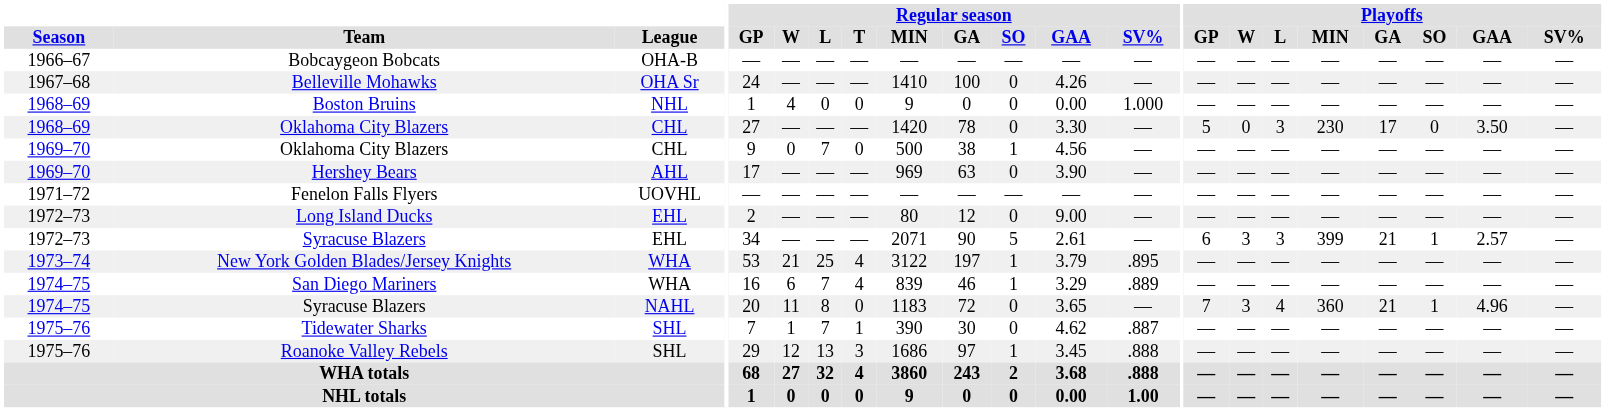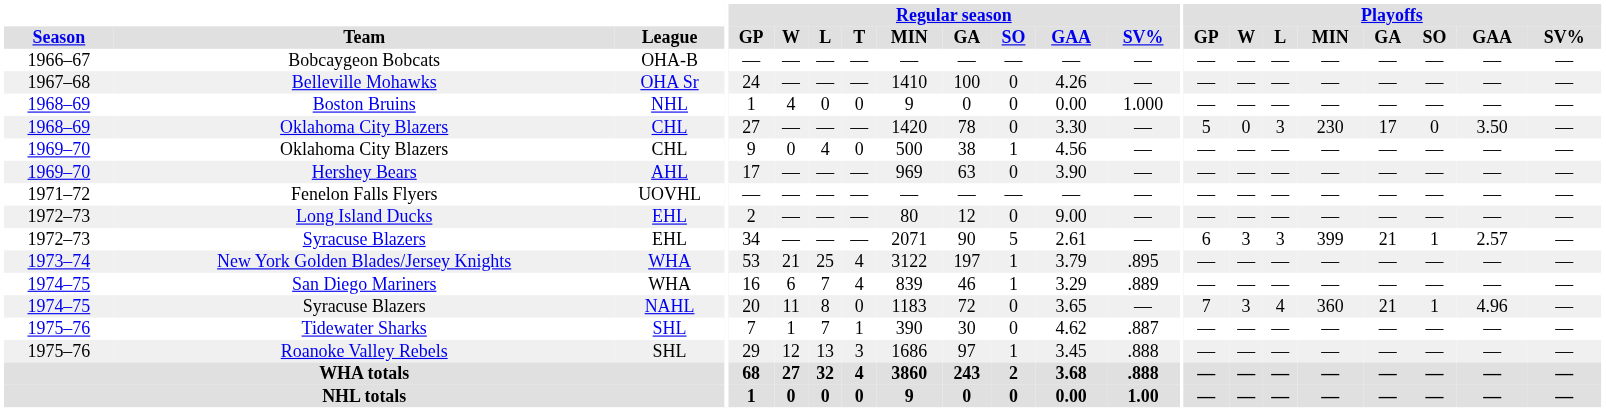(825, 149) 7 -> (825, 149) 4
